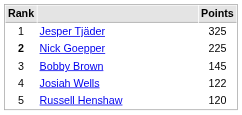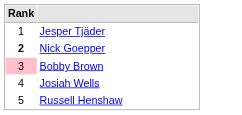- column: (217, 14)
(21, 66) no background -> (21, 66) pink background
